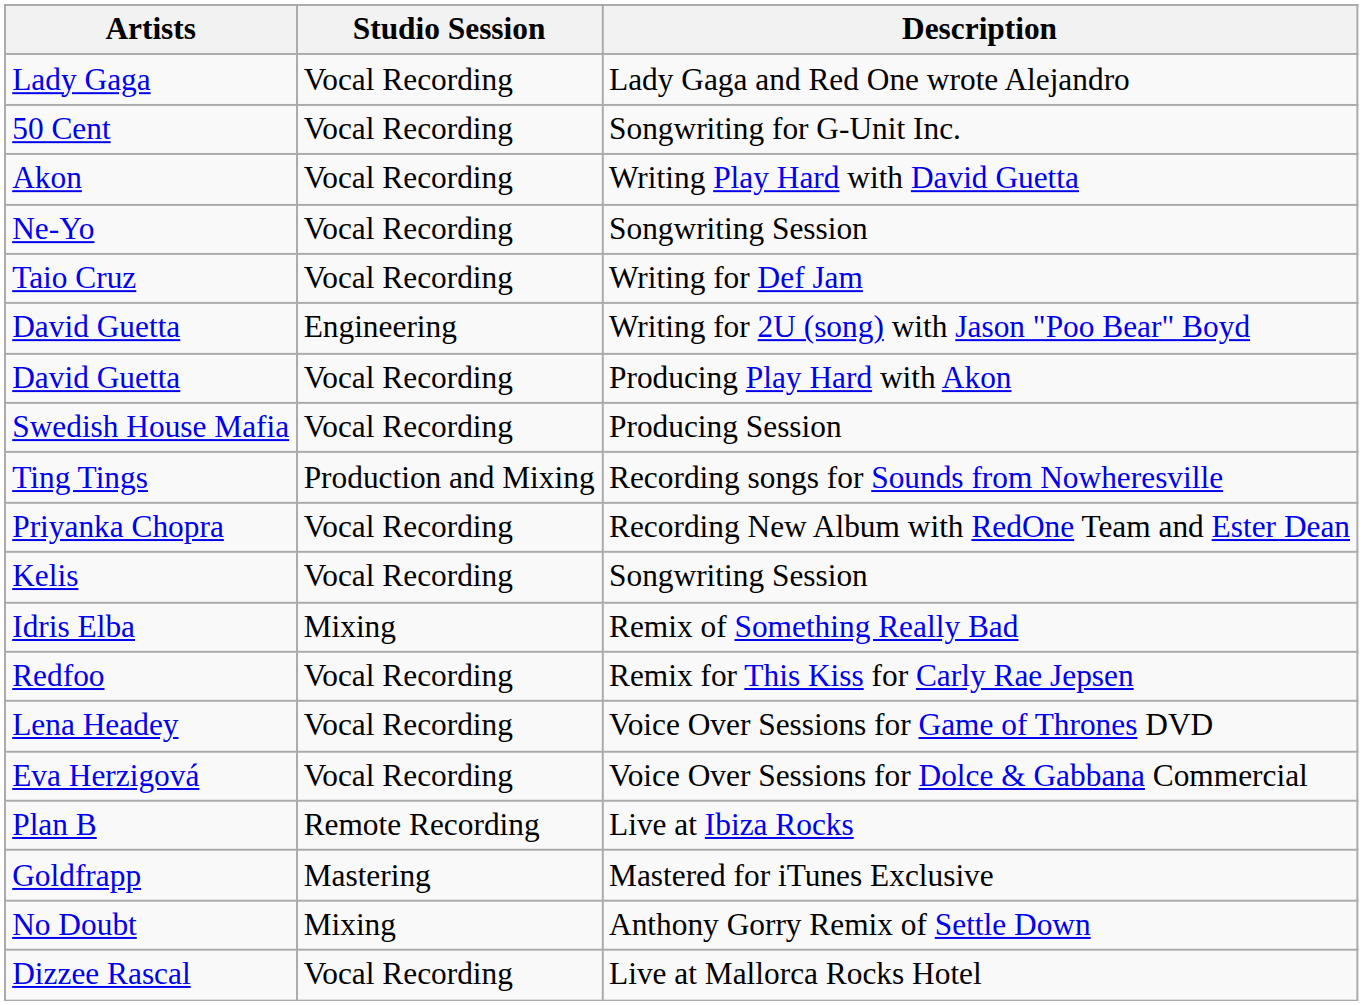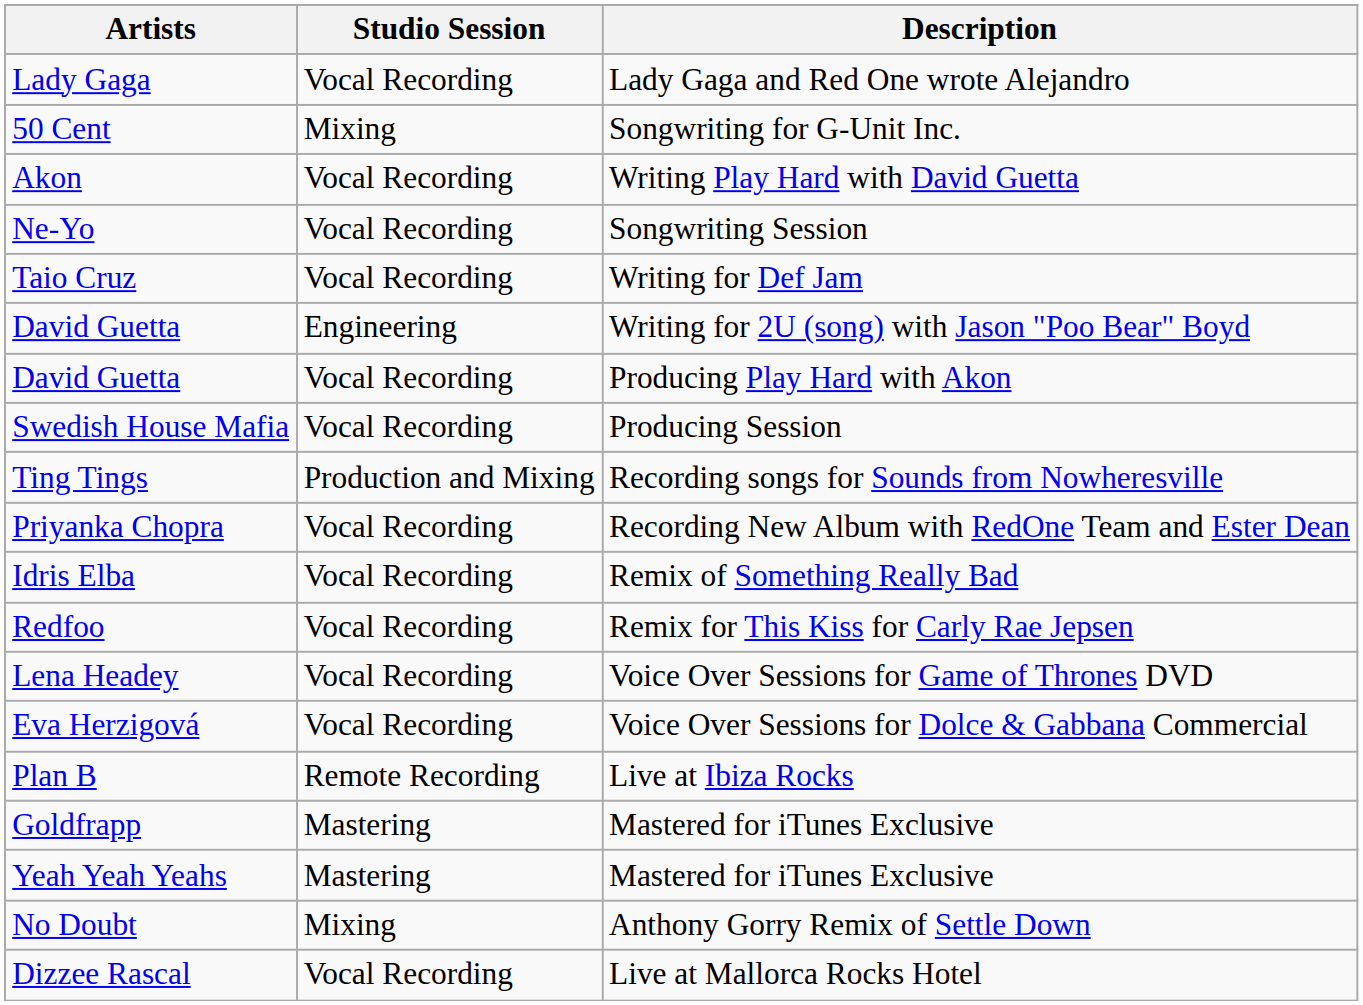(408, 128) Vocal Recording -> (350, 128) Mixing
- row: (45, 576)
(350, 626) Mixing -> (408, 576) Vocal Recording
+ row: (120, 874)
